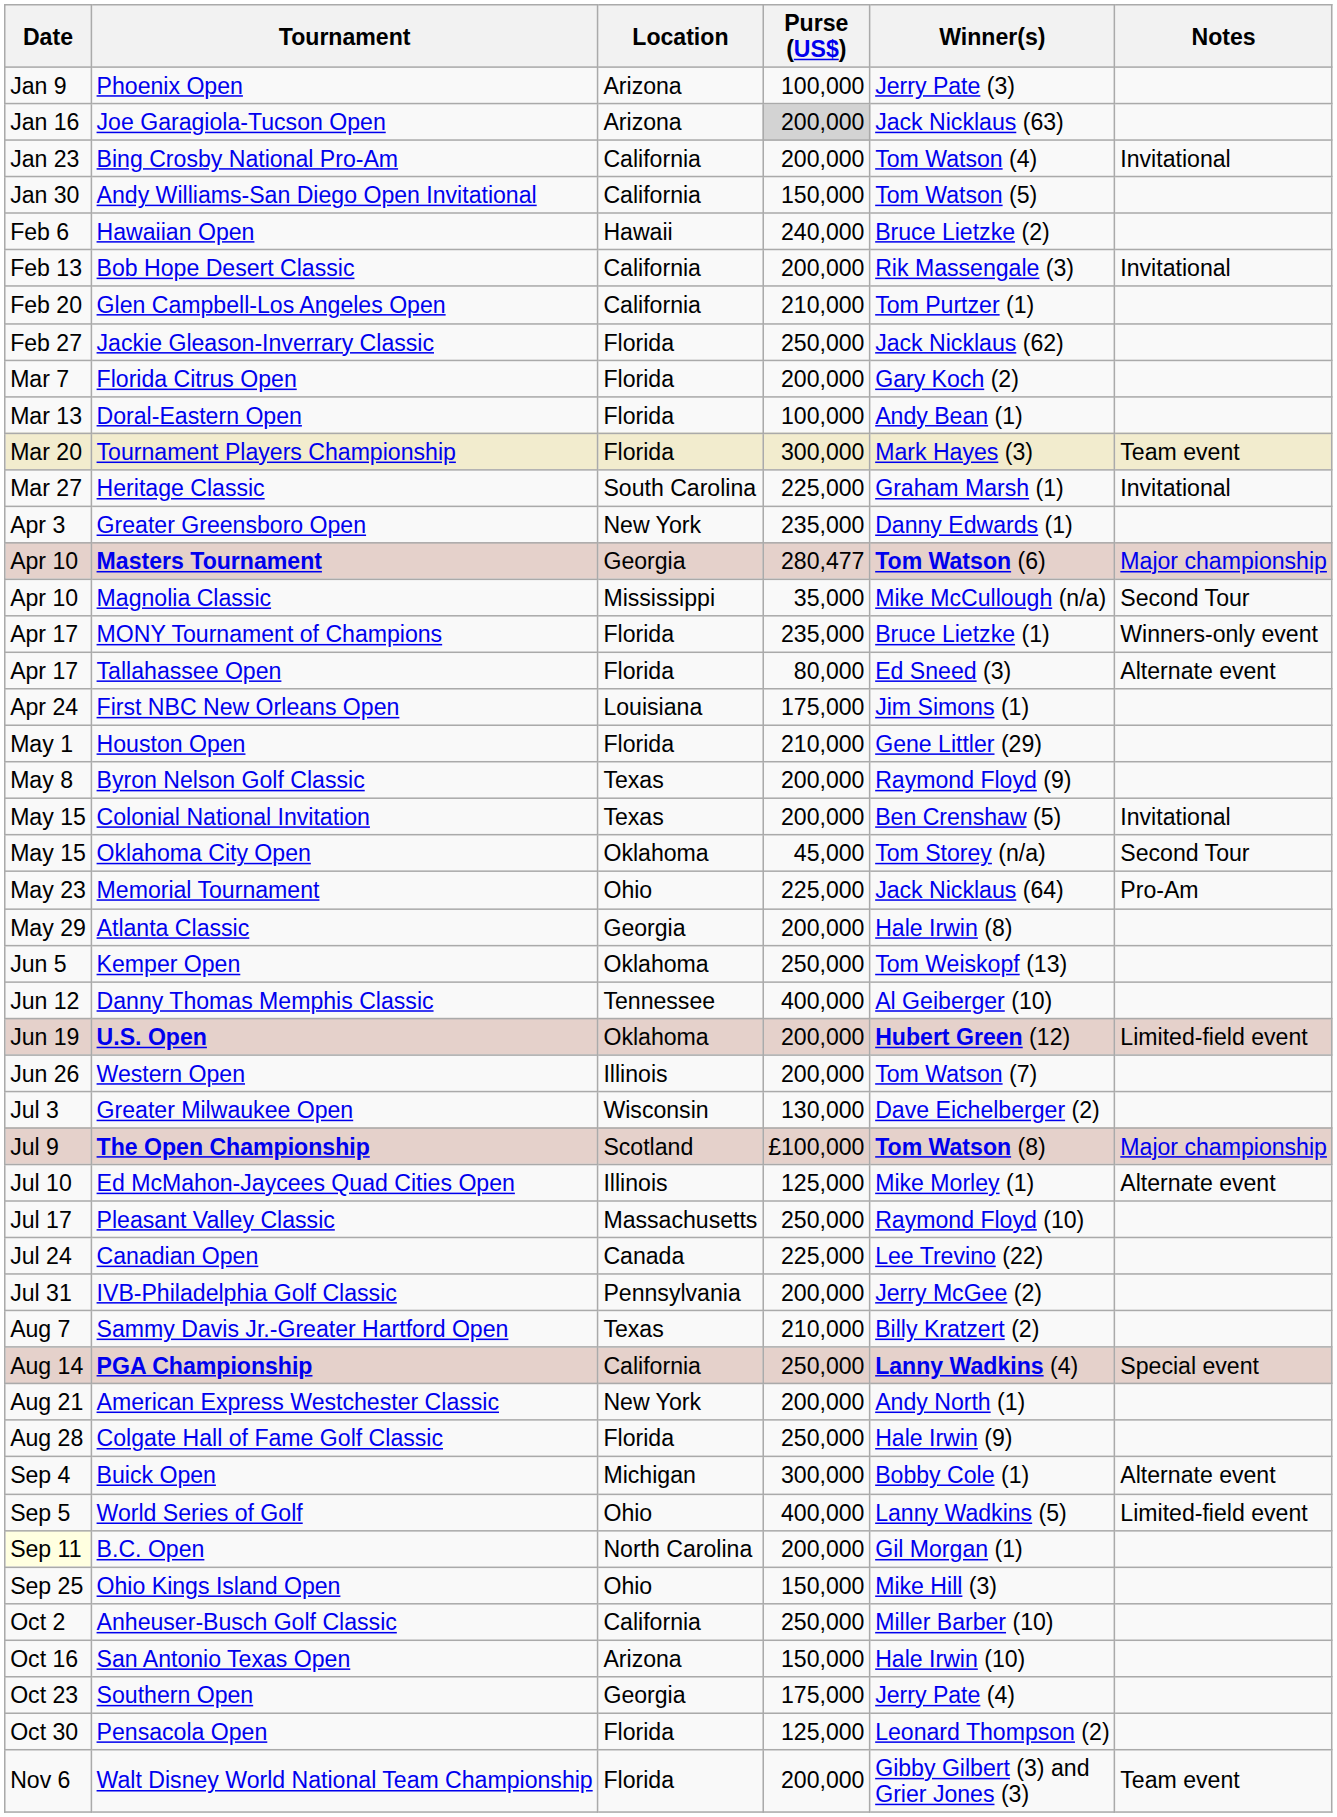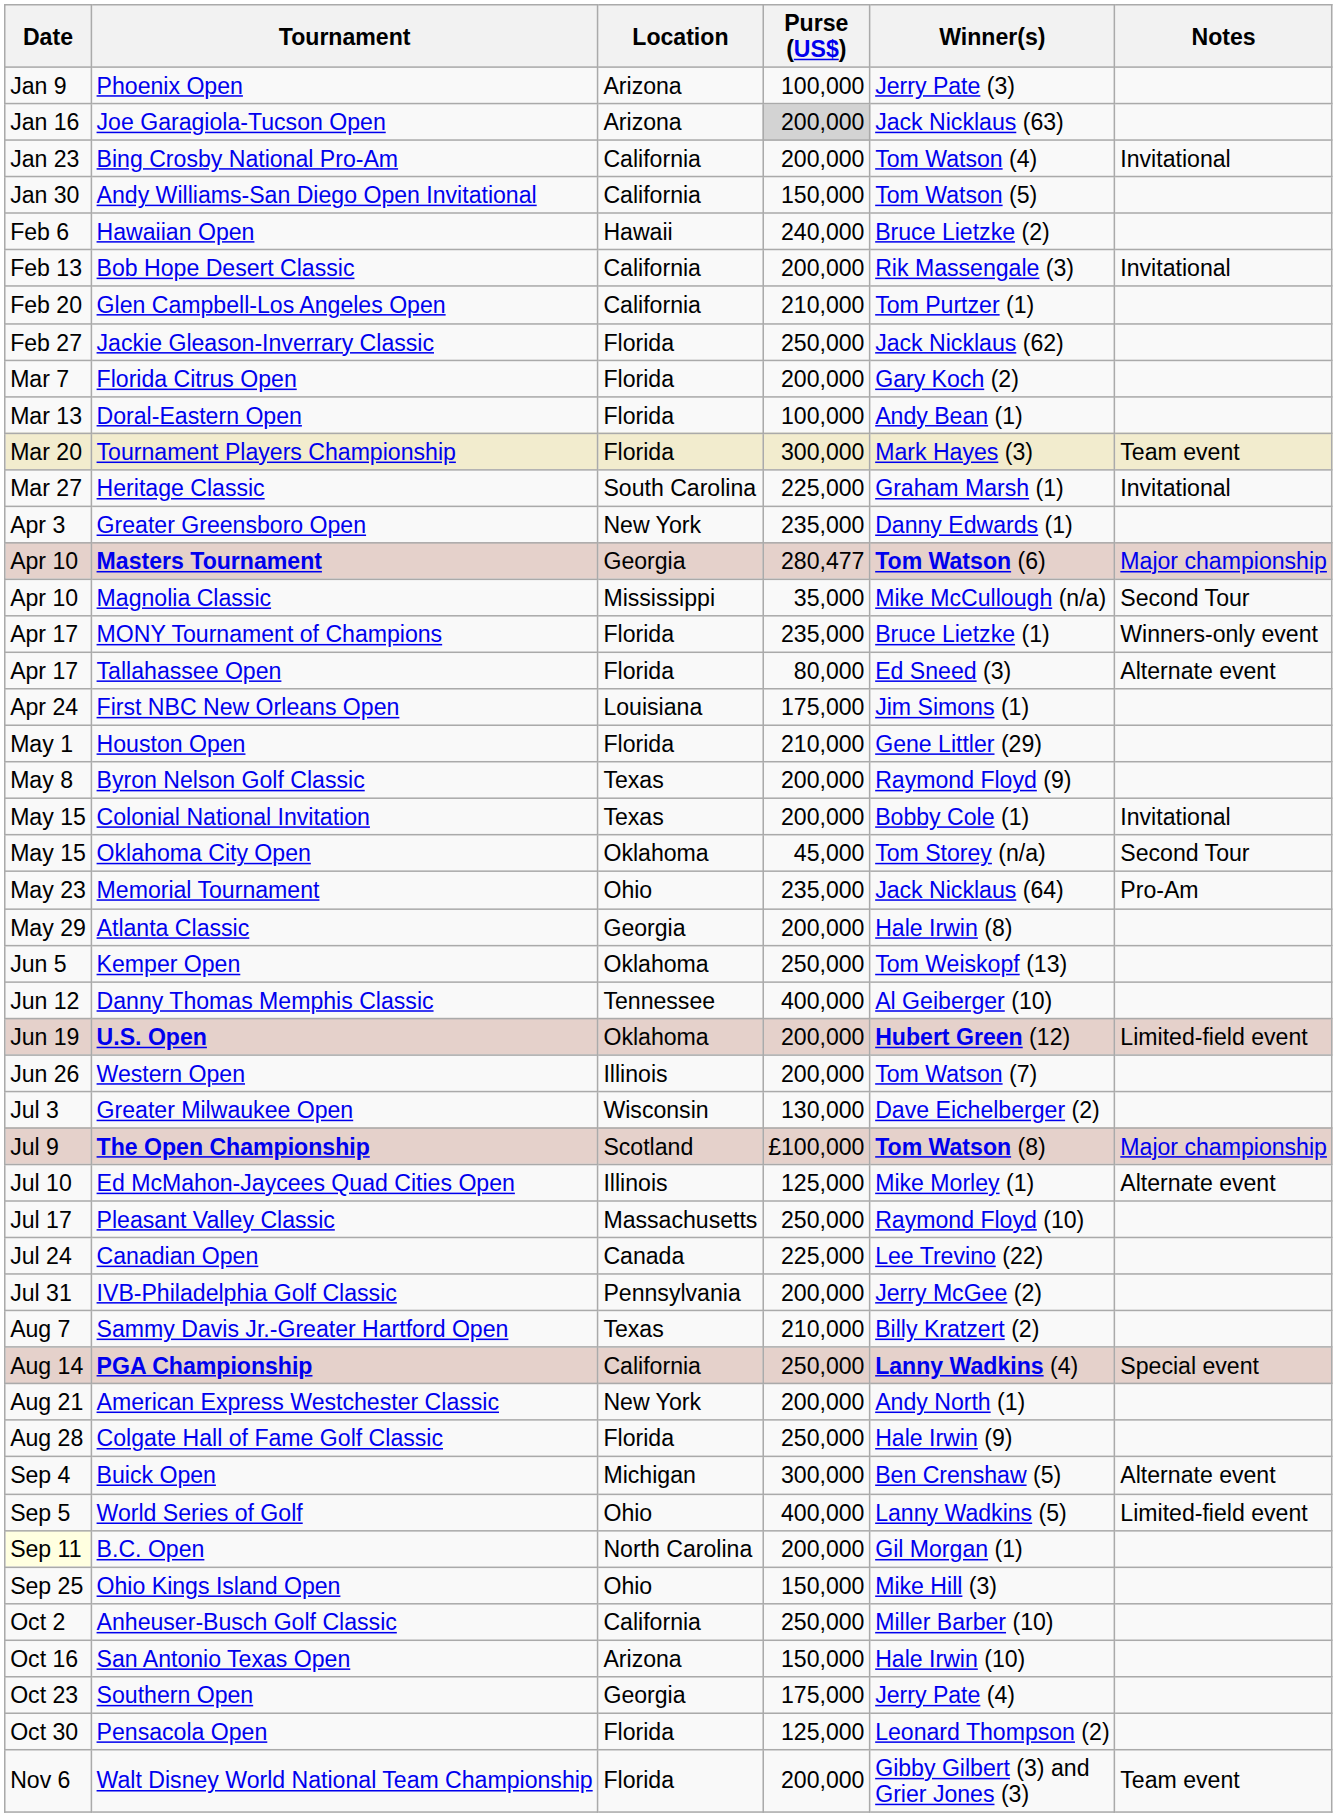(968, 817) Ben Crenshaw (5) -> (952, 817) Bobby Cole (1)
(823, 890) 225,000 -> (823, 890) 235,000
(952, 1476) Bobby Cole (1) -> (968, 1476) Ben Crenshaw (5)
